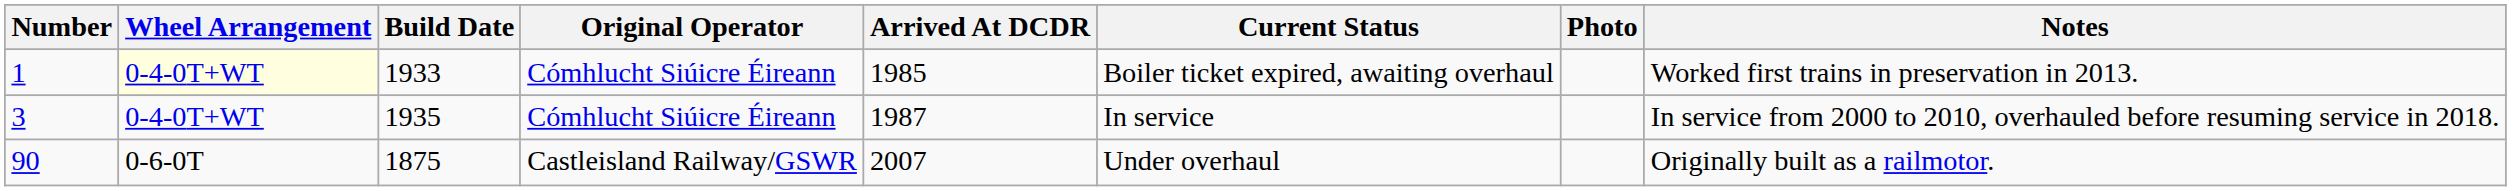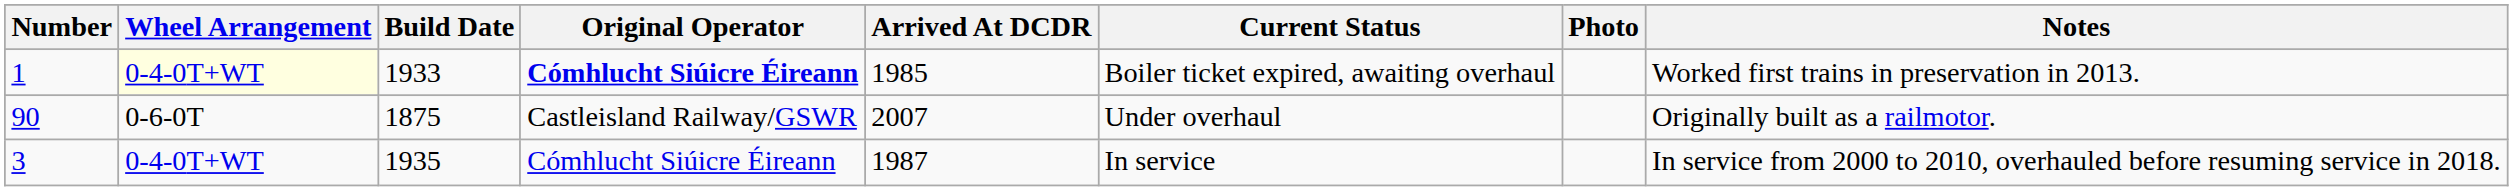(681, 71) normal -> (693, 71) bold
rows swapped: (18, 116) <-> (26, 161)
